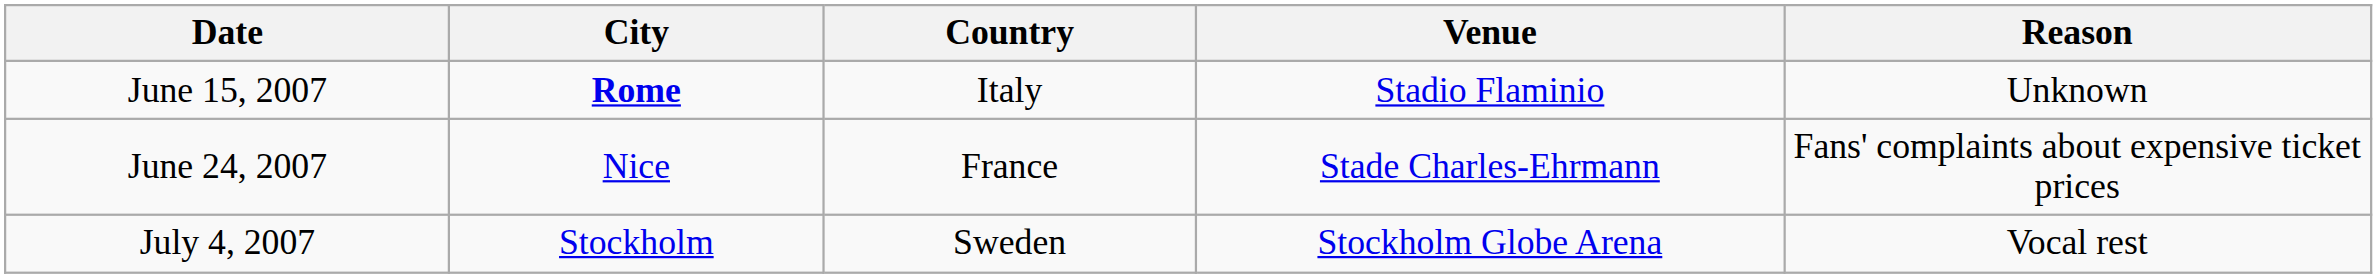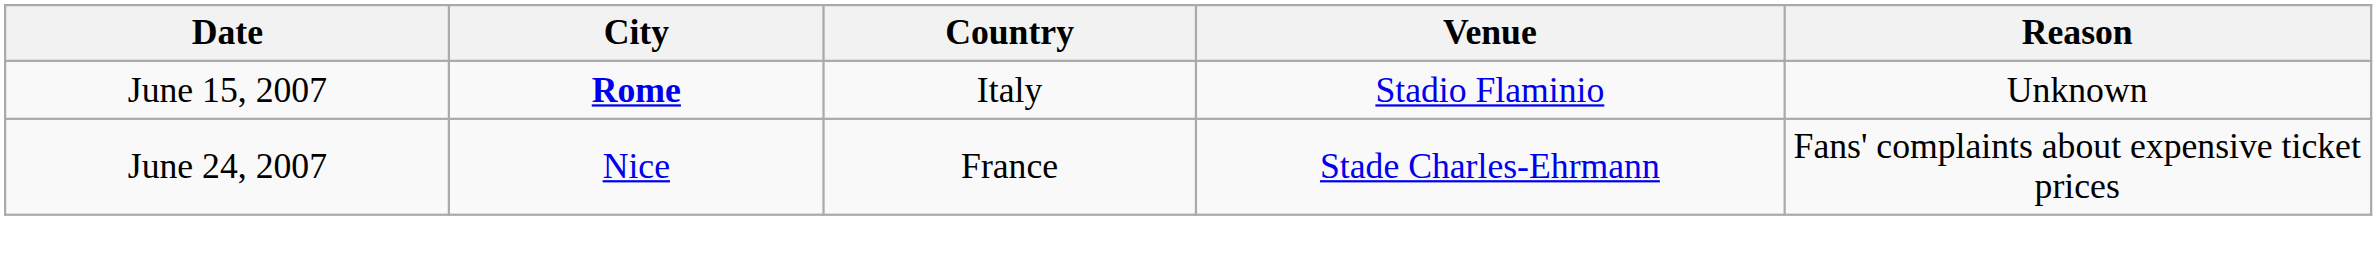- row: (227, 242)
